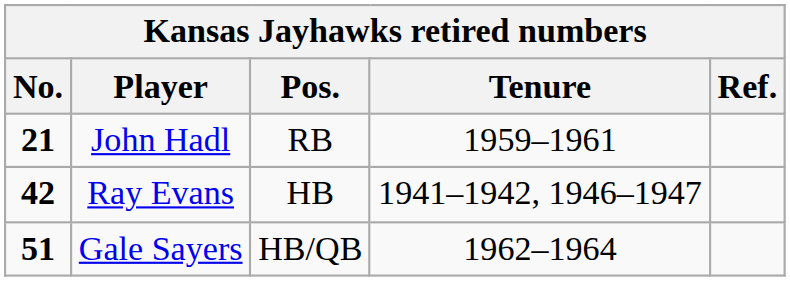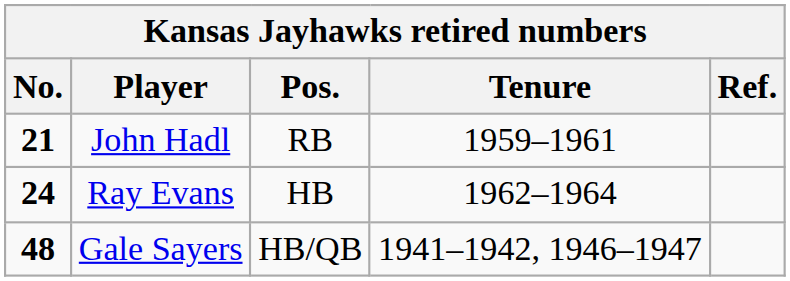(38, 193) 42 -> (38, 193) 24
(540, 193) 1941–1942, 1946–1947 -> (540, 193) 1962–1964
(38, 247) 51 -> (38, 247) 48
(540, 247) 1962–1964 -> (540, 247) 1941–1942, 1946–1947
